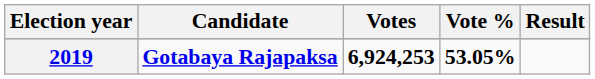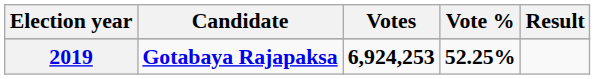(480, 56) 53.05% -> (480, 56) 52.25%
